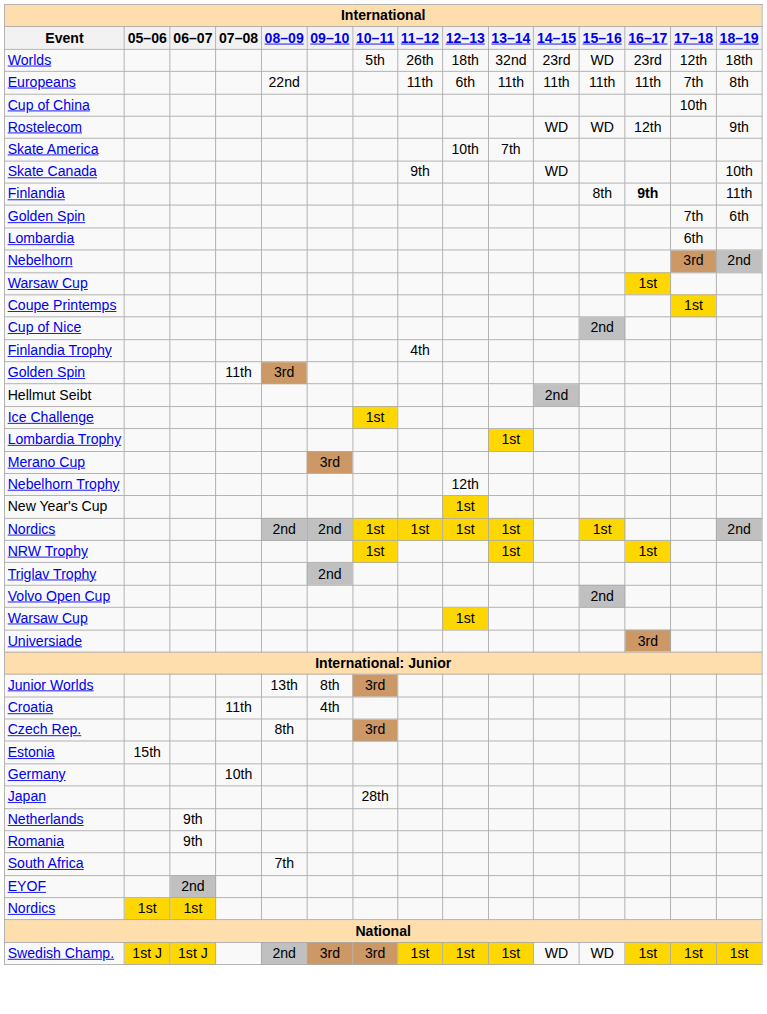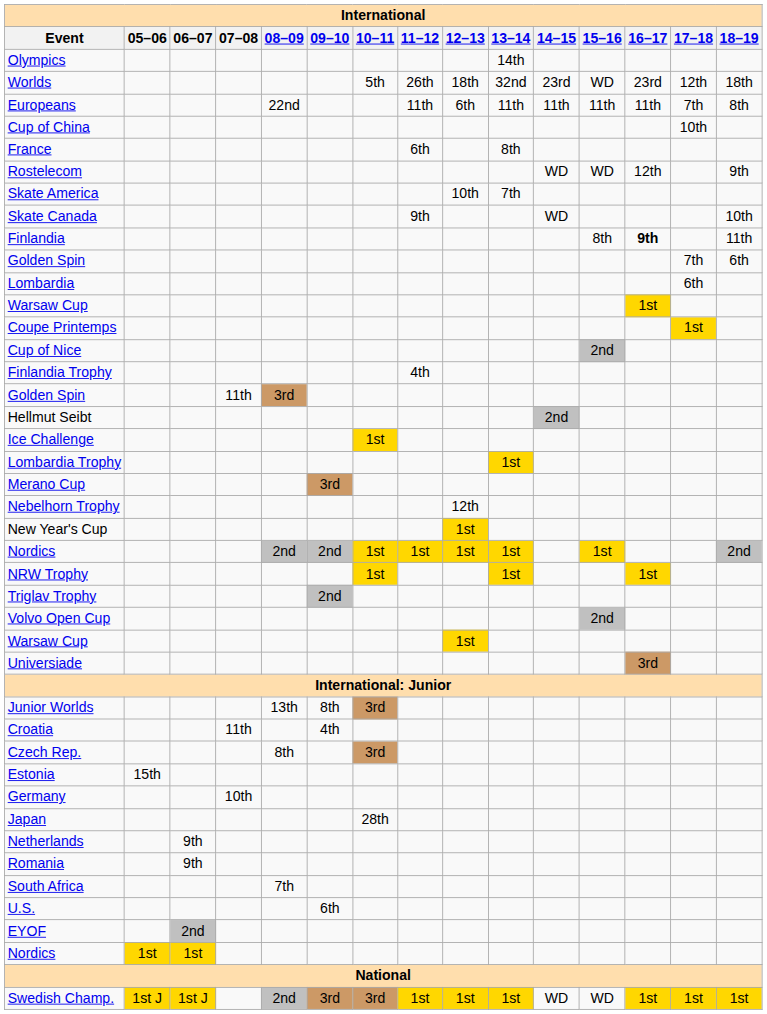+ row: (37, 60)
+ row: (30, 149)
- row: (40, 261)
+ row: (21, 908)
